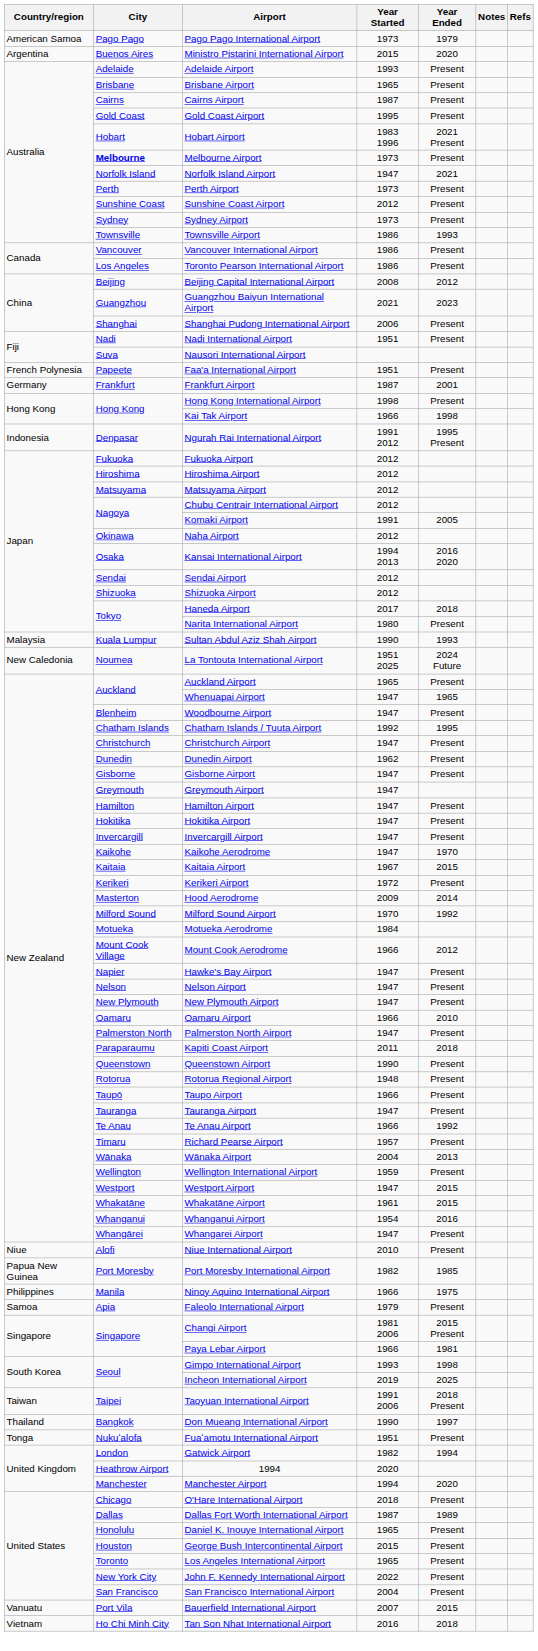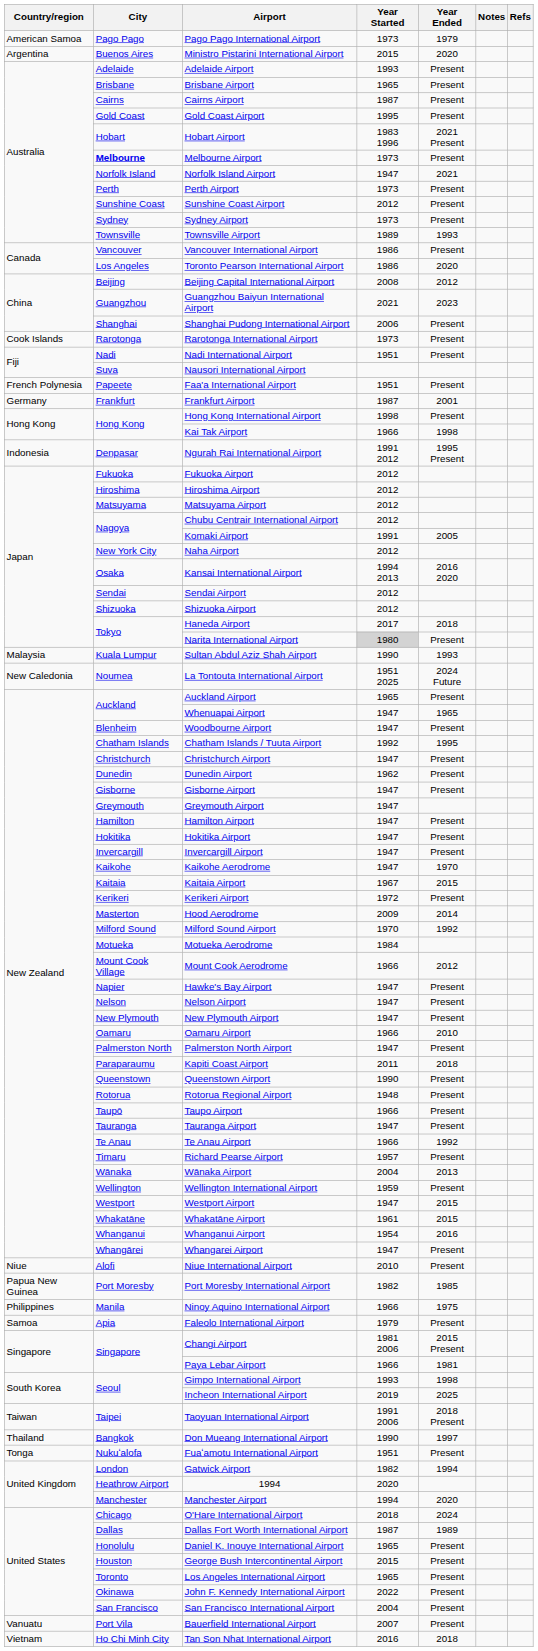(388, 235) 1986 -> (388, 235) 1989
(447, 266) Present -> (447, 266) 2020
+ row: (251, 339)
(115, 536) Okinawa -> (126, 551) New York City
(388, 624) no background -> (388, 639) lightgrey background
(447, 1499) Present -> (447, 1515) 2024
(126, 1577) New York City -> (115, 1592) Okinawa
(447, 1607) 2015 -> (447, 1623) Present
